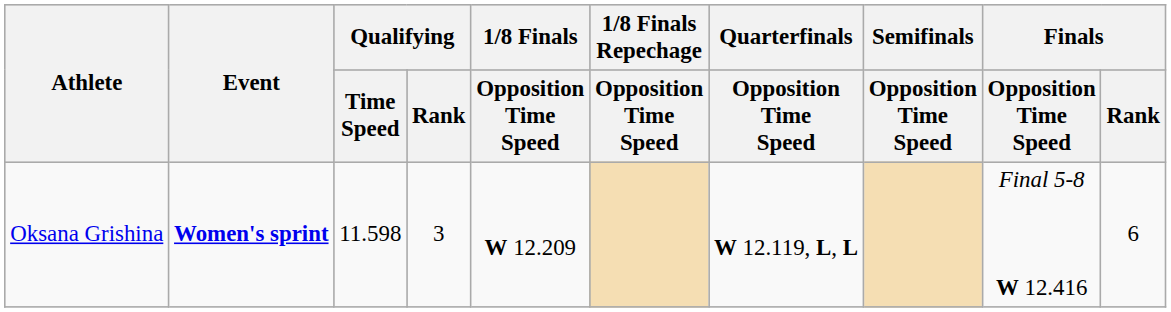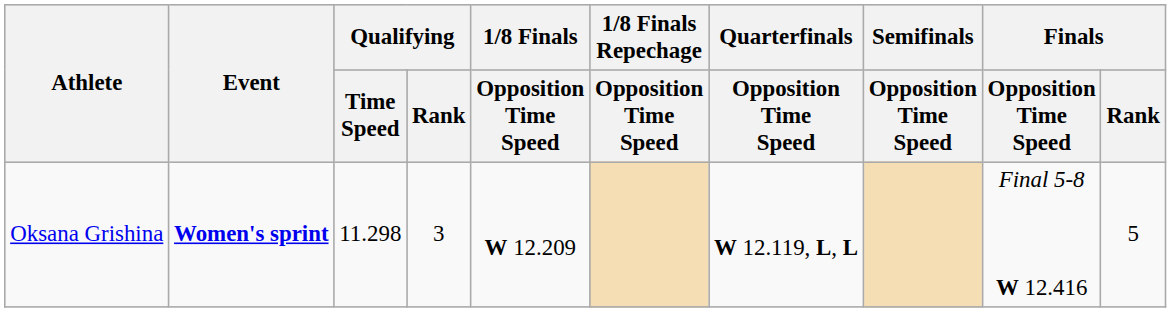(370, 234) 11.598 -> (370, 234) 11.298
(1133, 234) 6 -> (1133, 234) 5
